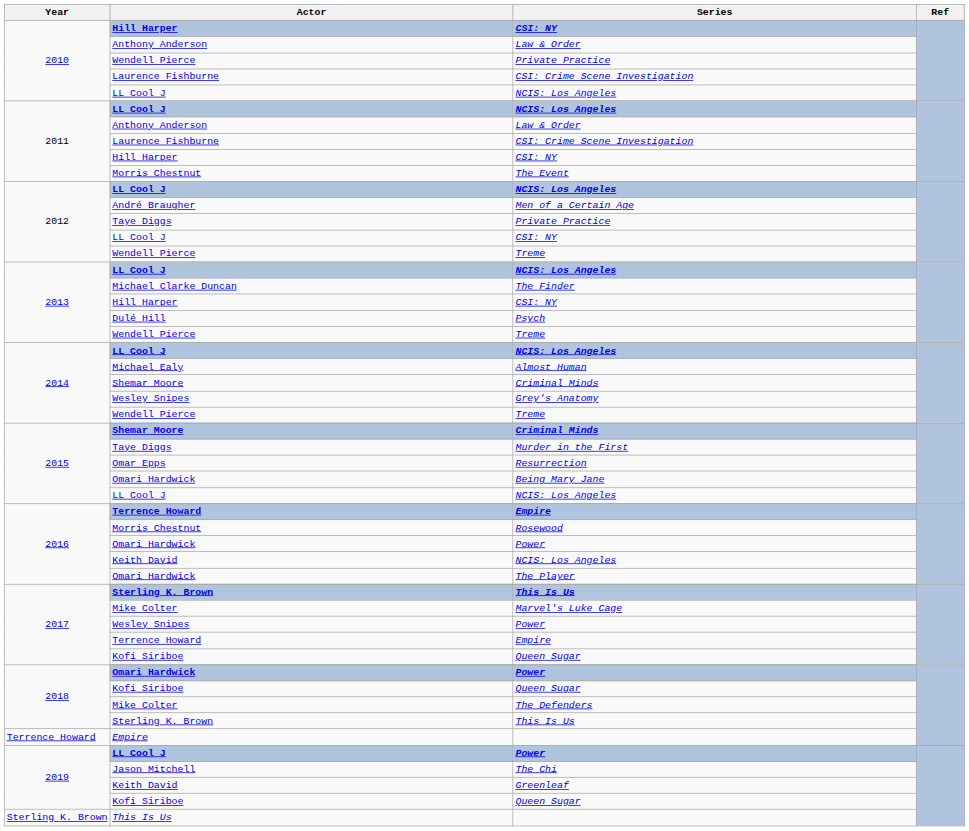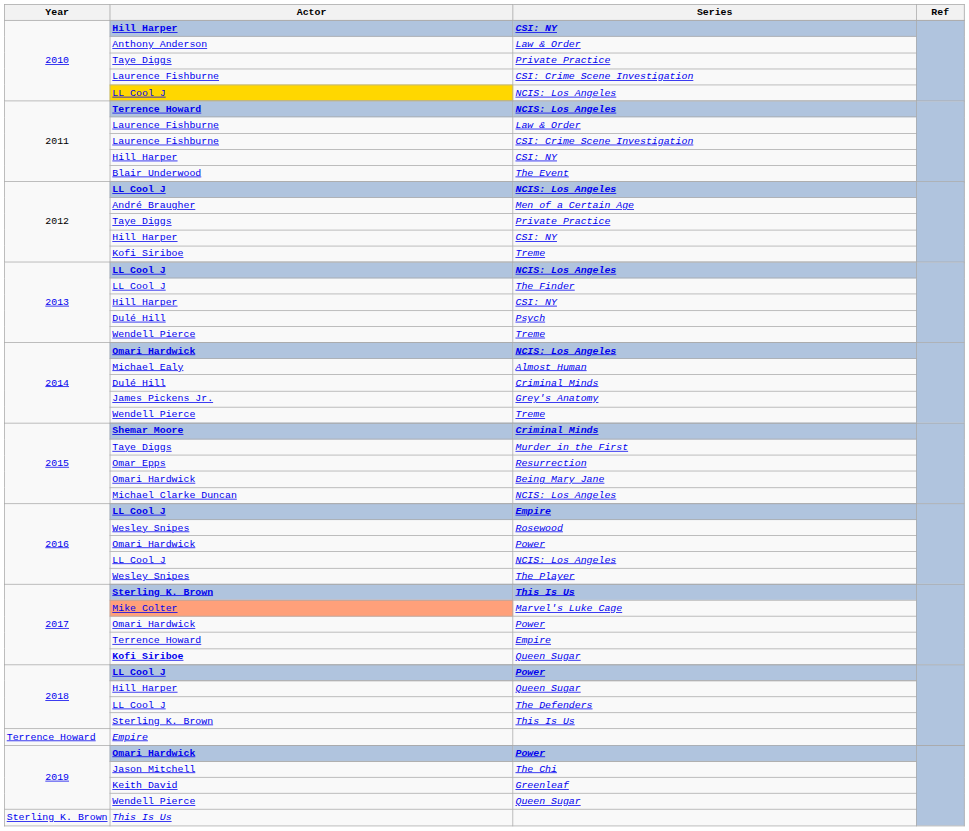(154, 61) Wendell Pierce -> (142, 61) Taye Diggs
(139, 93) no background -> (139, 93) gold background
(139, 109) LL Cool J -> (157, 109) Terrence Howard
(160, 125) Anthony Anderson -> (166, 125) Laurence Fishburne
(157, 173) Morris Chestnut -> (157, 173) Blair Underwood
(139, 238) LL Cool J -> (145, 238) Hill Harper
(154, 254) Wendell Pierce -> (148, 254) Kofi Siriboe
(175, 286) Michael Clarke Duncan -> (139, 286) LL Cool J
(139, 351) LL Cool J -> (154, 351) Omari Hardwick
(148, 383) Shemar Moore -> (139, 383) Dulé Hill
(151, 399) Wesley Snipes -> (163, 399) James Pickens Jr.
(139, 496) LL Cool J -> (175, 496) Michael Clarke Duncan
(157, 512) Terrence Howard -> (139, 512) LL Cool J
(157, 528) Morris Chestnut -> (151, 528) Wesley Snipes
(145, 560) Keith David -> (139, 560) LL Cool J
(154, 576) Omari Hardwick -> (151, 576) Wesley Snipes
(145, 608) no background -> (145, 608) lightsalmon background
(151, 624) Wesley Snipes -> (154, 624) Omari Hardwick
(148, 657) normal -> (148, 657) bold
(154, 673) Omari Hardwick -> (139, 673) LL Cool J
(148, 689) Kofi Siriboe -> (145, 689) Hill Harper
(145, 705) Mike Colter -> (139, 705) LL Cool J
(139, 753) LL Cool J -> (154, 753) Omari Hardwick
(148, 801) Kofi Siriboe -> (154, 801) Wendell Pierce
